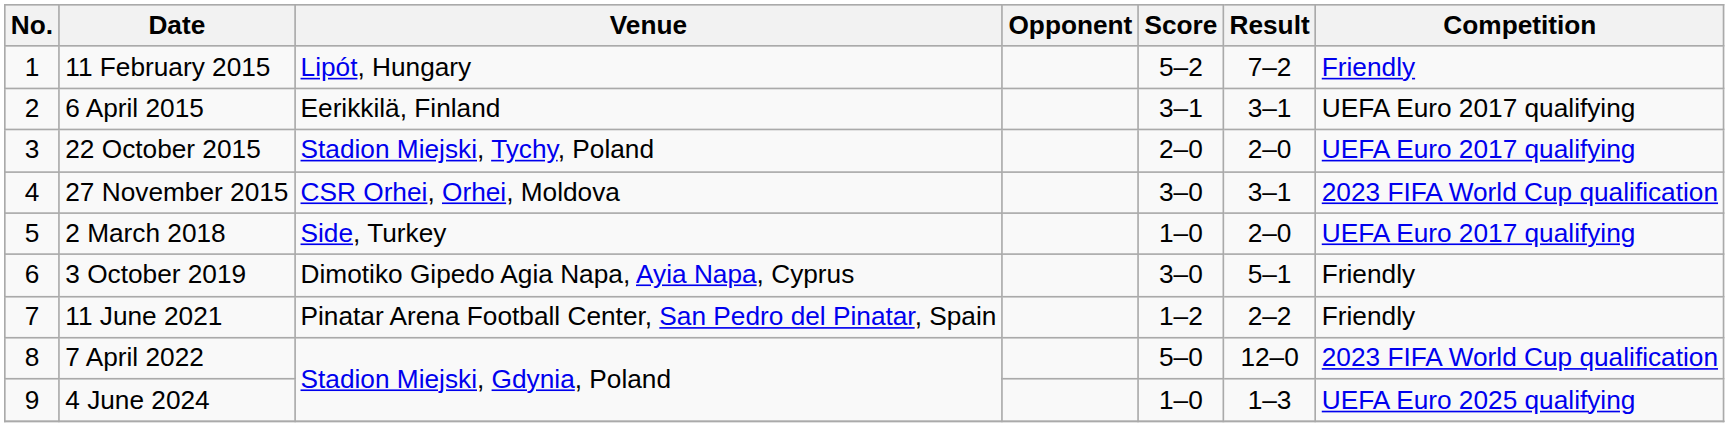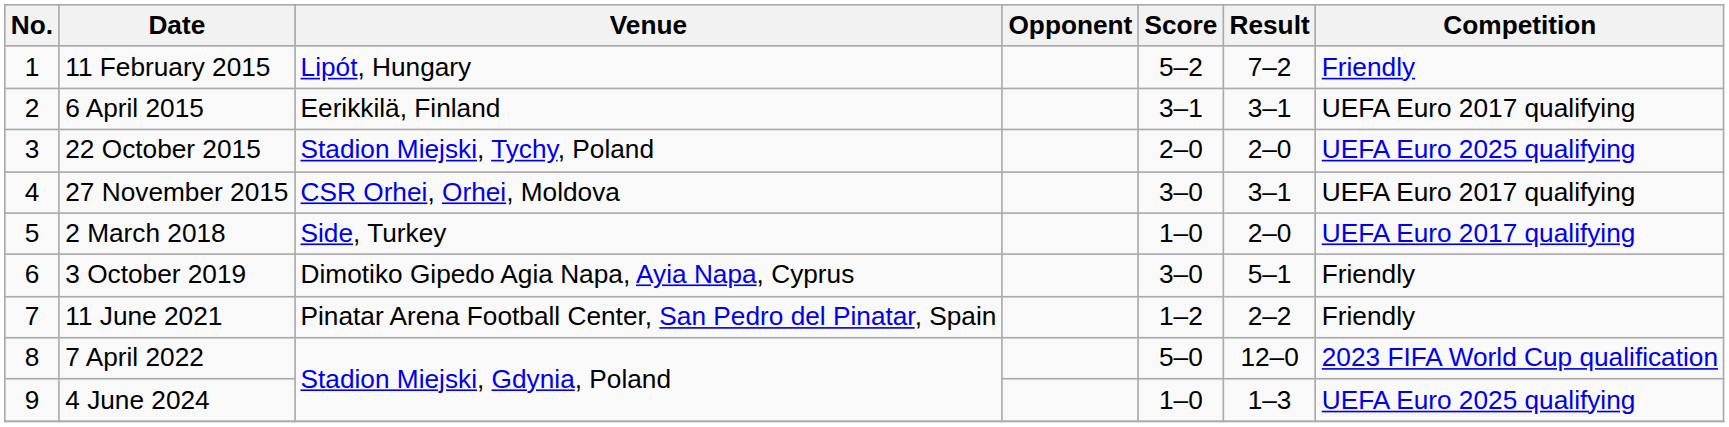(1479, 150) UEFA Euro 2017 qualifying -> (1479, 150) UEFA Euro 2025 qualifying
(1520, 191) 2023 FIFA World Cup qualification -> (1479, 191) UEFA Euro 2017 qualifying
